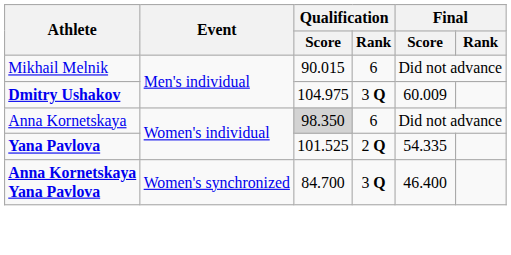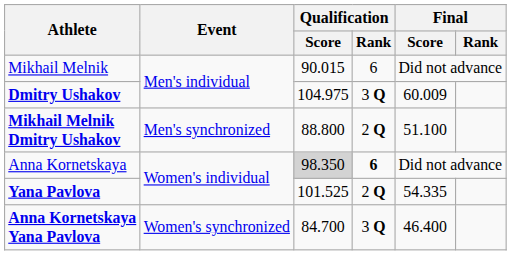+ row: (64, 130)
(374, 121) normal -> (374, 165) bold
